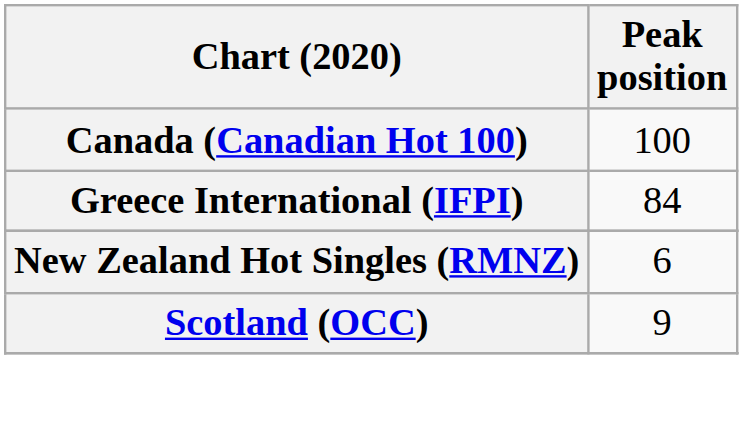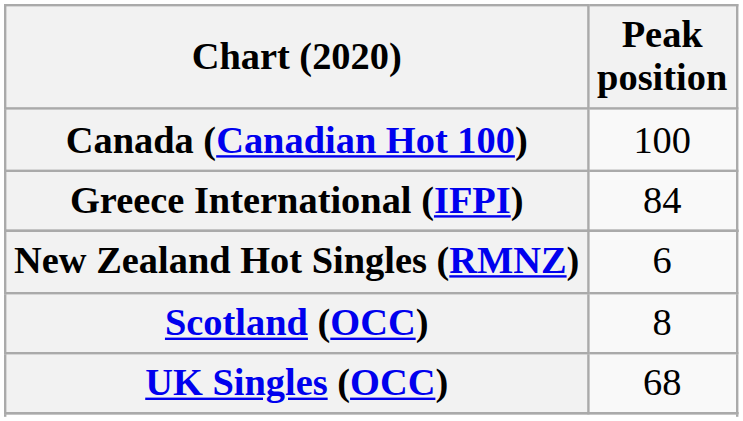(662, 321) 9 -> (662, 321) 8
+ row: (297, 382)
